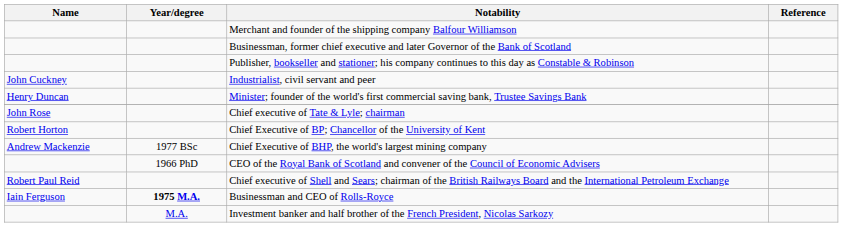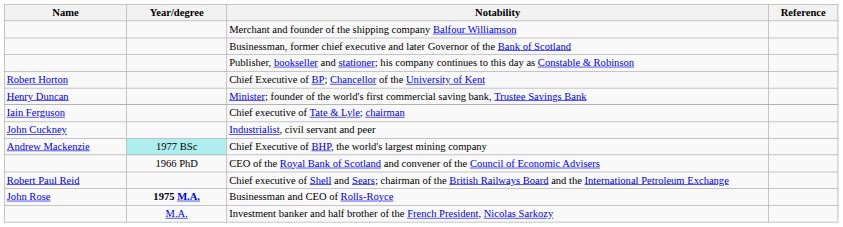rows swapped: (302, 79) <-> (357, 130)
(29, 113) John Rose -> (36, 113) Iain Ferguson
(177, 146) no background -> (177, 146) paleturquoise background
(36, 197) Iain Ferguson -> (29, 197) John Rose
